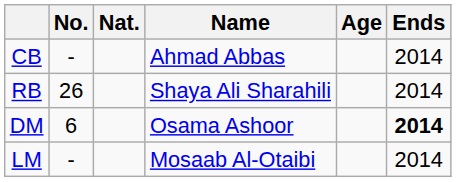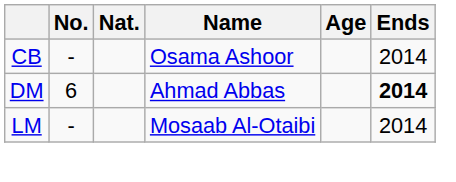(218, 57) Ahmad Abbas -> (222, 57) Osama Ashoor
- row: (27, 91)
(222, 125) Osama Ashoor -> (218, 91) Ahmad Abbas
